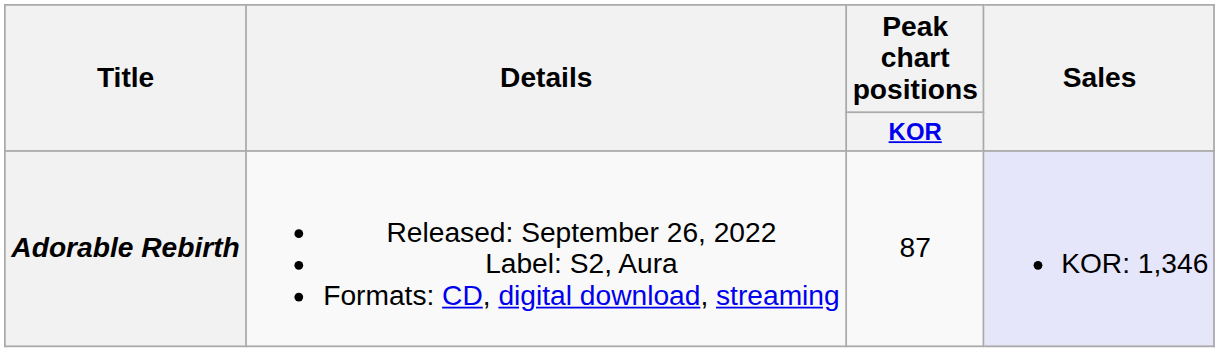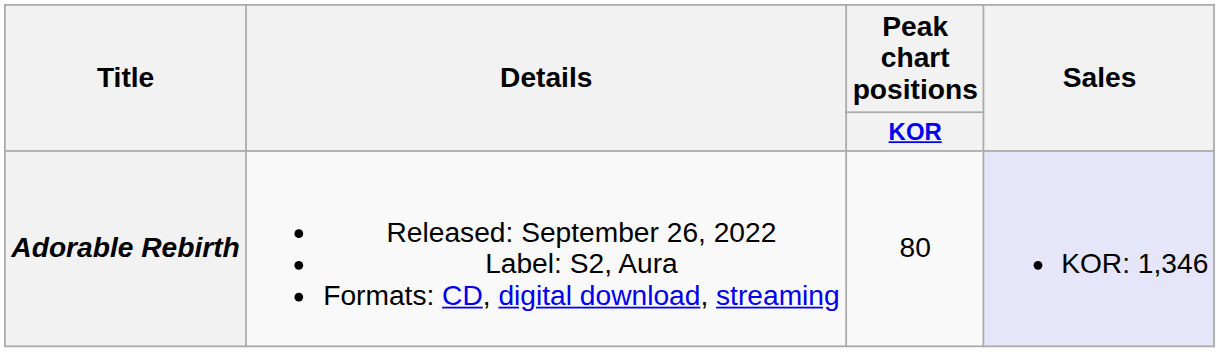(915, 248) 87 -> (915, 248) 80
